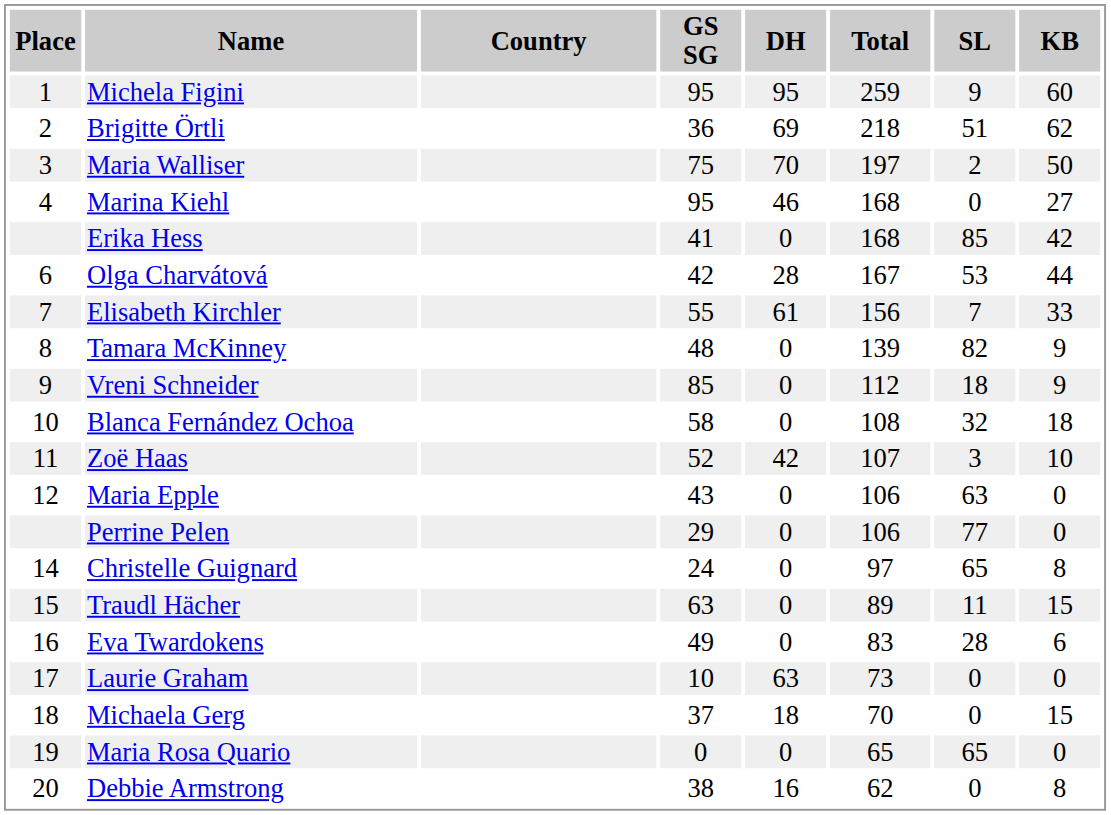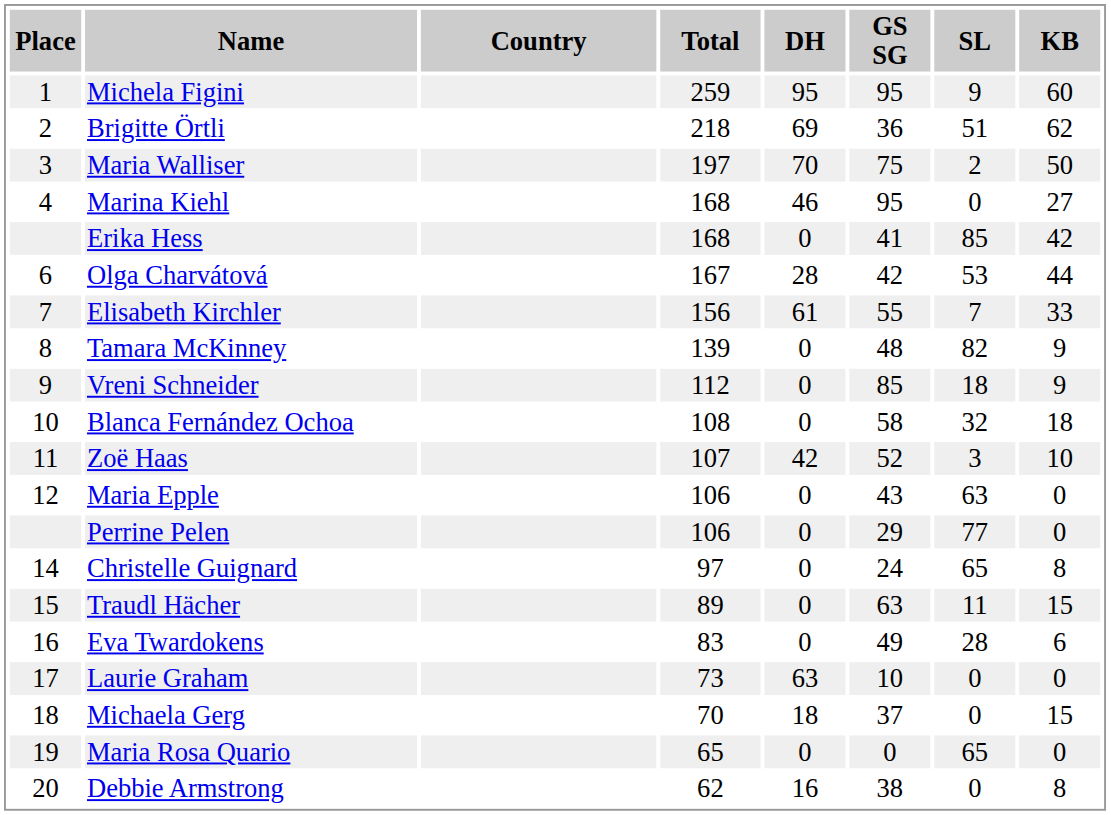columns swapped: (880, 41) <-> (701, 41)
